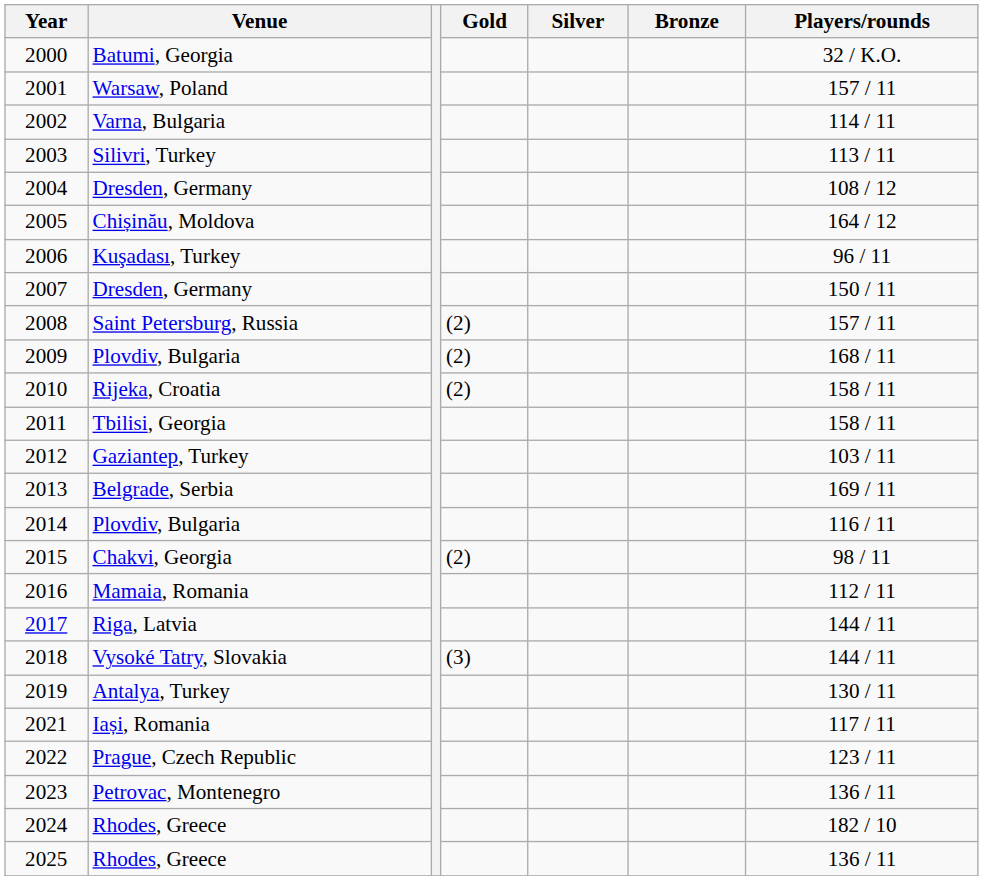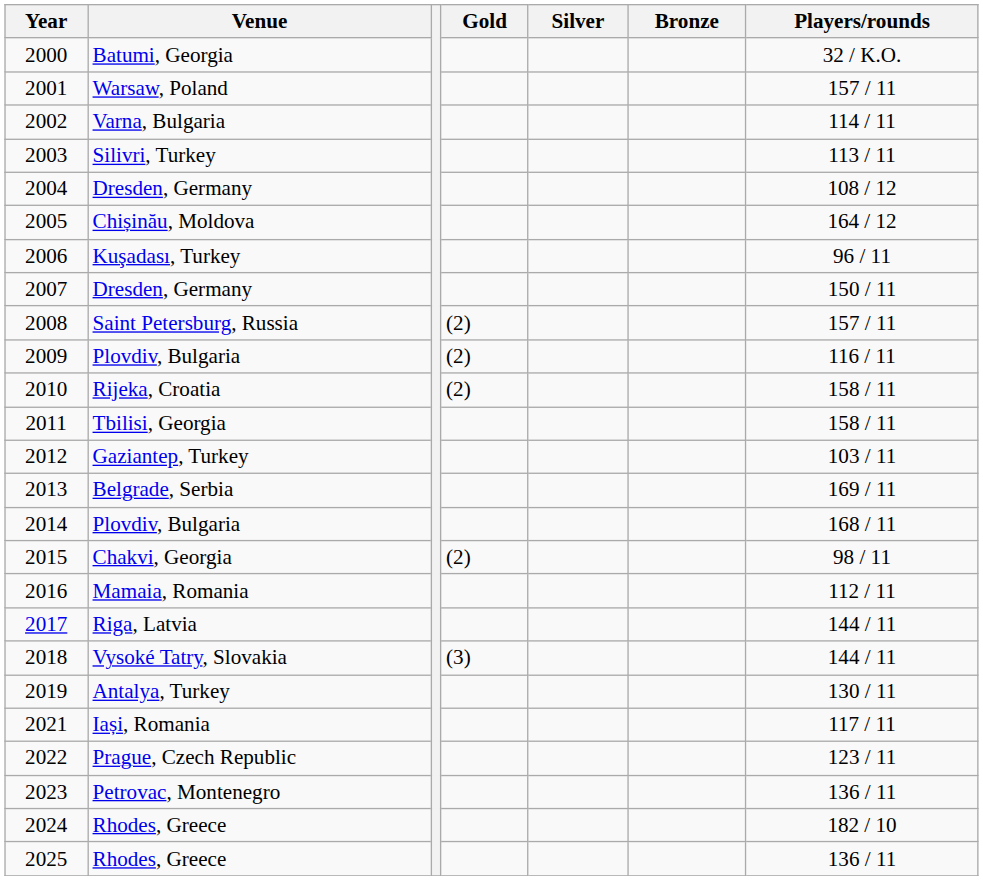(862, 356) 168 / 11 -> (862, 356) 116 / 11
(862, 523) 116 / 11 -> (862, 523) 168 / 11
